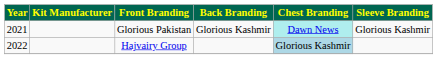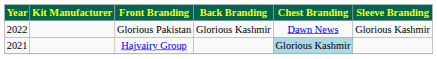(17, 29) 2021 -> (17, 29) 2022
(313, 29) paleturquoise background -> (313, 29) no background
(17, 45) 2022 -> (17, 45) 2021
